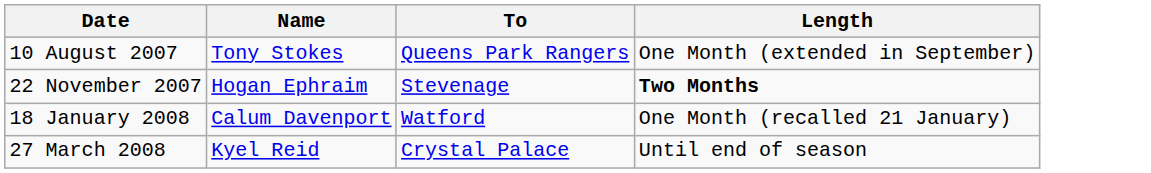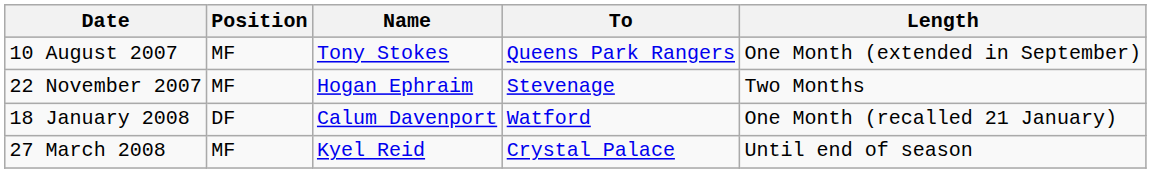+ column: (259, 21)
(699, 86) bold -> (805, 86) normal
